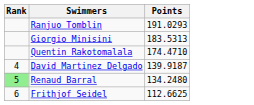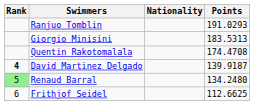+ column: (175, 11)
(167, 53) 174.4710 -> (227, 53) 174.4708
(17, 66) normal -> (17, 66) bold
